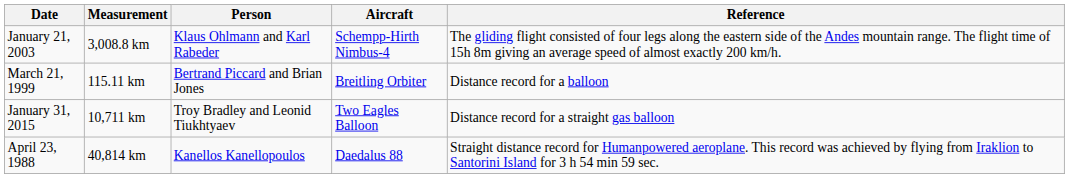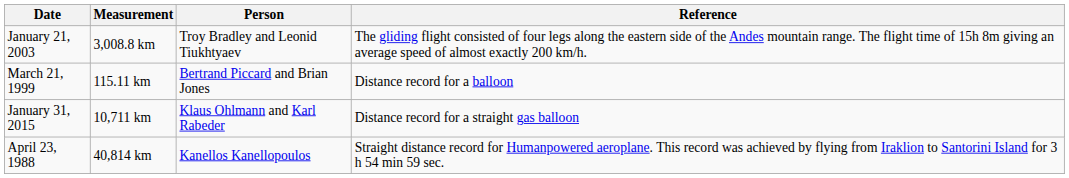- column: (389, 15)
(242, 44) Klaus Ohlmann and Karl Rabeder -> (248, 44) Troy Bradley and Leonid Tiukhtyaev
(242, 118) Troy Bradley and Leonid Tiukhtyaev -> (248, 118) Klaus Ohlmann and Karl Rabeder
